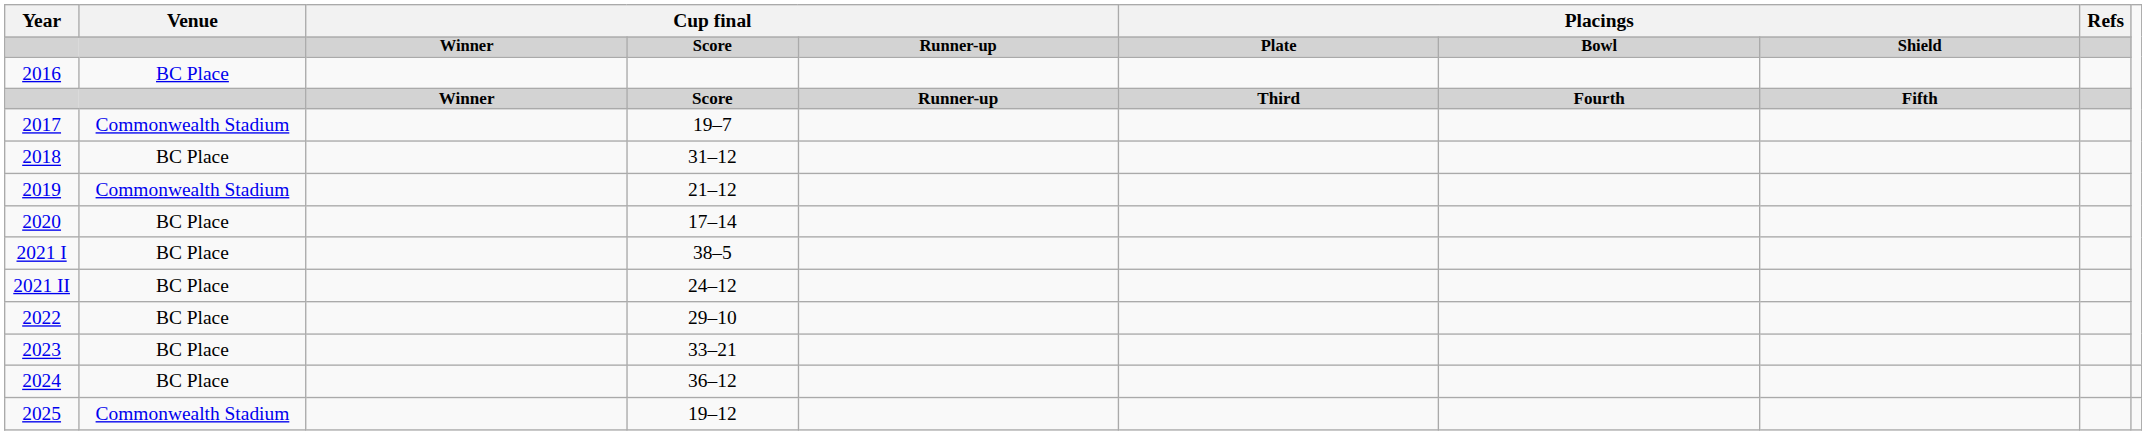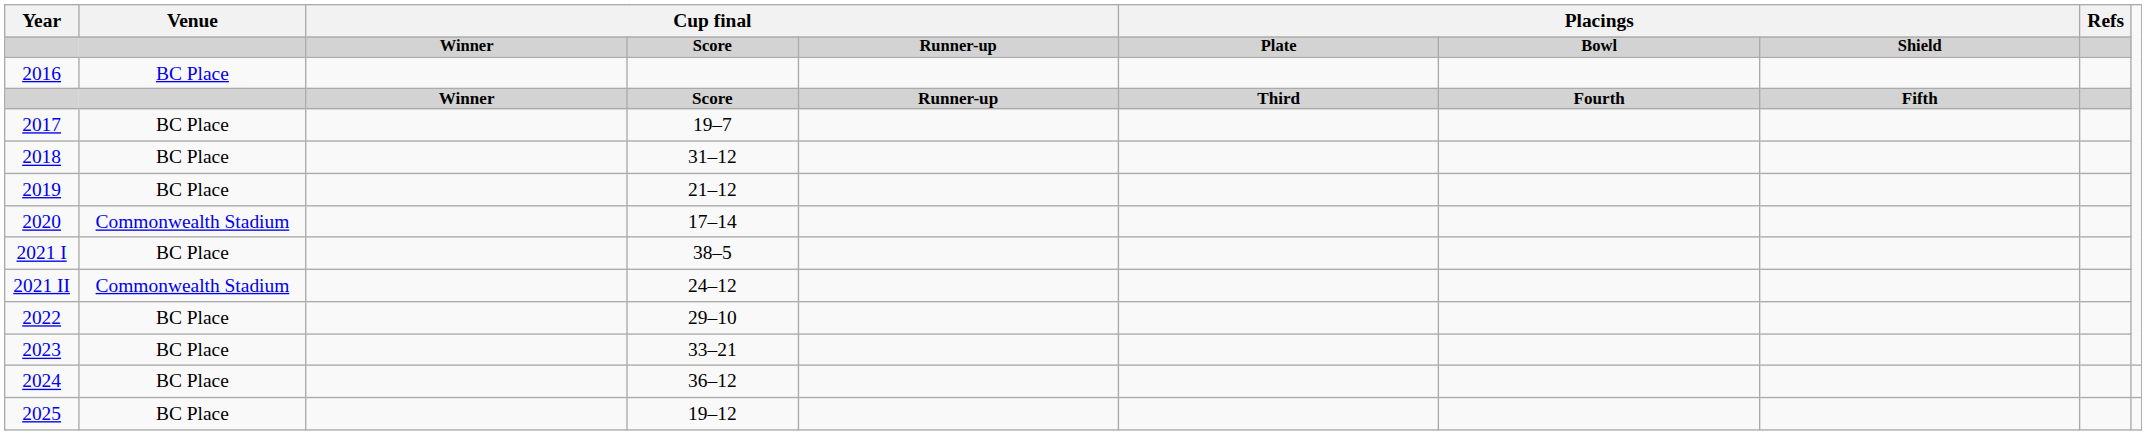(192, 125) Commonwealth Stadium -> (192, 125) BC Place
(192, 189) Commonwealth Stadium -> (192, 189) BC Place
(192, 221) BC Place -> (192, 221) Commonwealth Stadium
(192, 285) BC Place -> (192, 285) Commonwealth Stadium
(192, 414) Commonwealth Stadium -> (192, 414) BC Place
